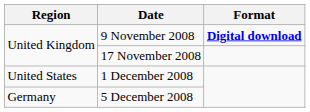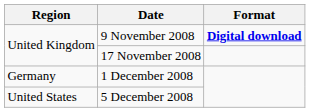(42, 76) United States -> (32, 76) Germany
(32, 96) Germany -> (42, 96) United States
